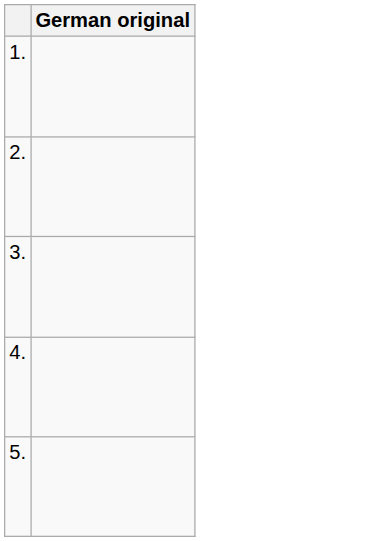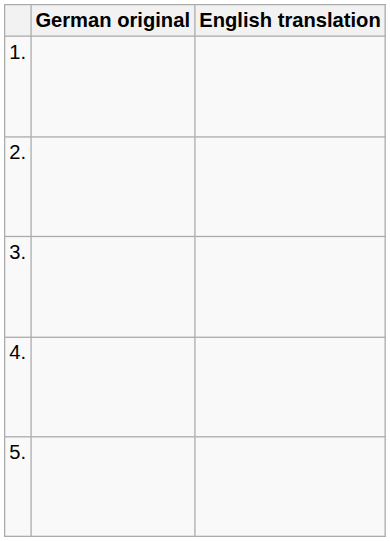+ column: (290, 20)
